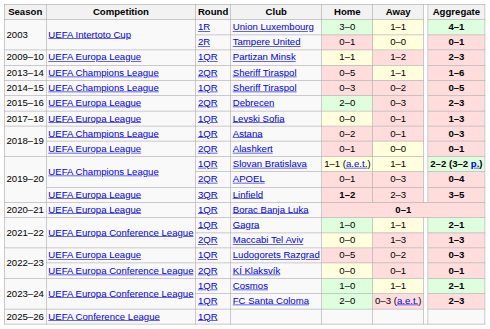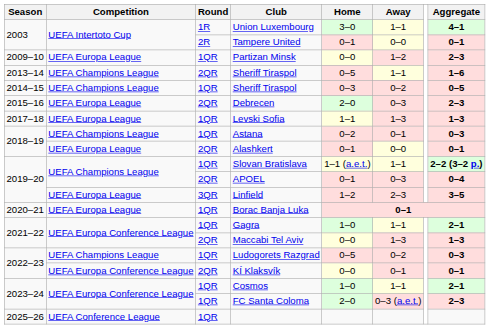(347, 57) 1–1 -> (347, 57) 0–0
(347, 118) 0–0 -> (347, 118) 1–1
(398, 118) 0–1 -> (398, 118) 1–3
(347, 194) bold -> (347, 194) normal
(95, 255) UEFA Europa League -> (104, 255) UEFA Champions League
